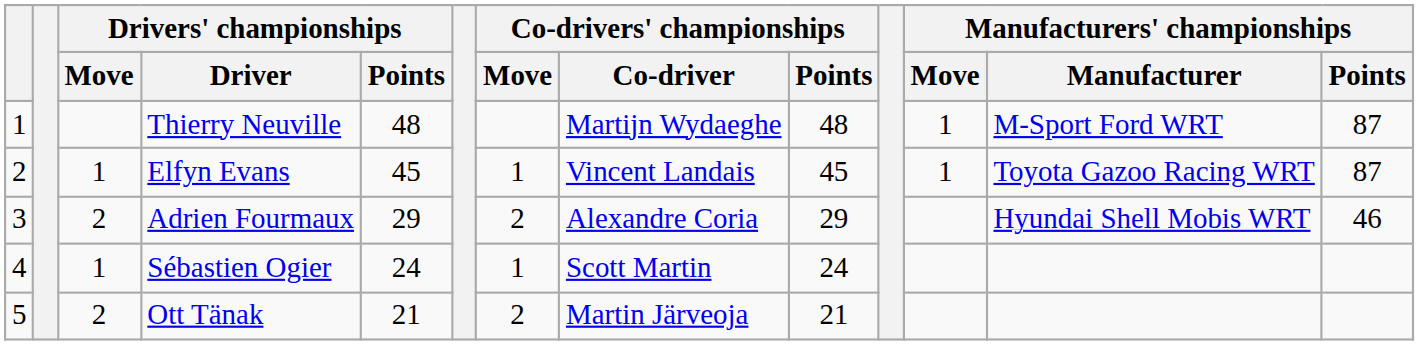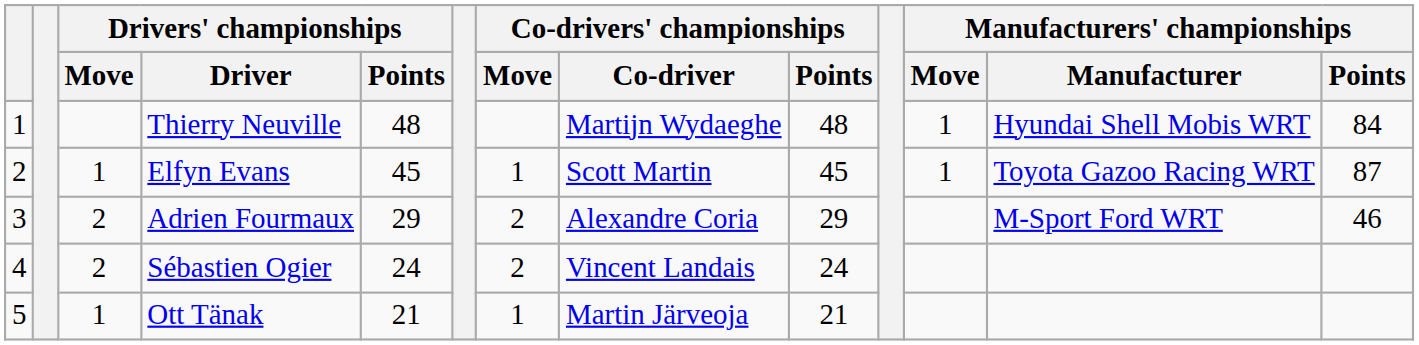(1108, 123) M-Sport Ford WRT -> (1152, 123) Hyundai Shell Mobis WRT
(1367, 123) 87 -> (1367, 123) 84
(660, 171) Vincent Landais -> (639, 171) Scott Martin
(1152, 219) Hyundai Shell Mobis WRT -> (1108, 219) M-Sport Ford WRT
(99, 266) 1 -> (99, 266) 2
(518, 266) 1 -> (518, 266) 2
(639, 266) Scott Martin -> (660, 266) Vincent Landais
(99, 314) 2 -> (99, 314) 1
(518, 314) 2 -> (518, 314) 1
